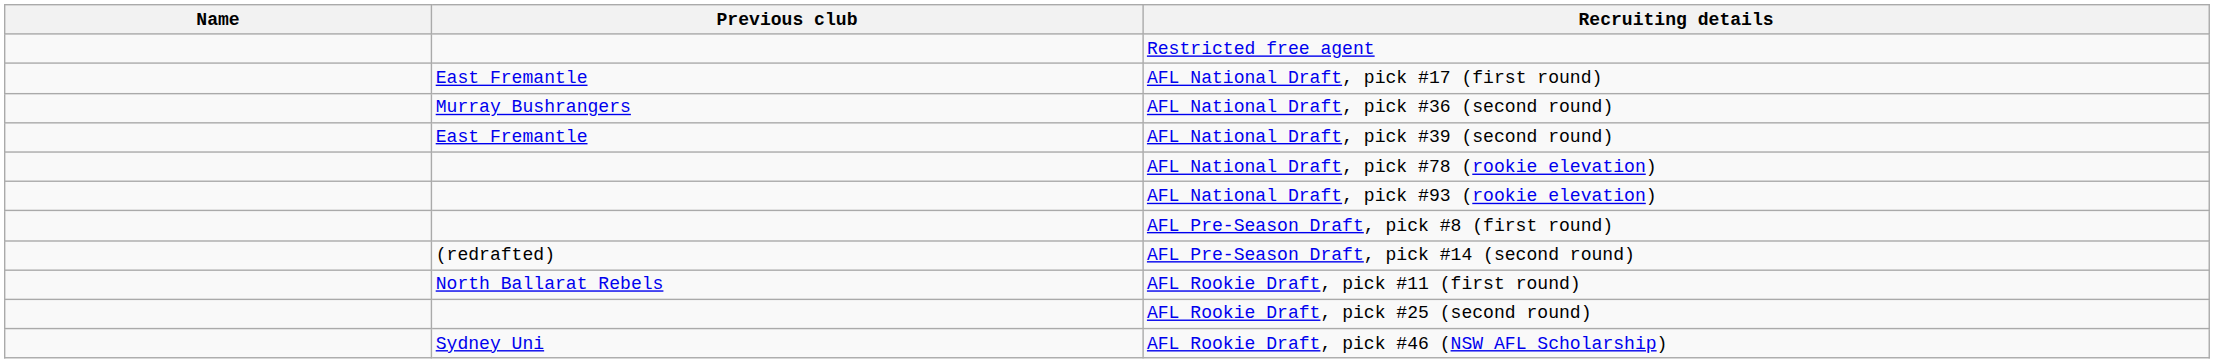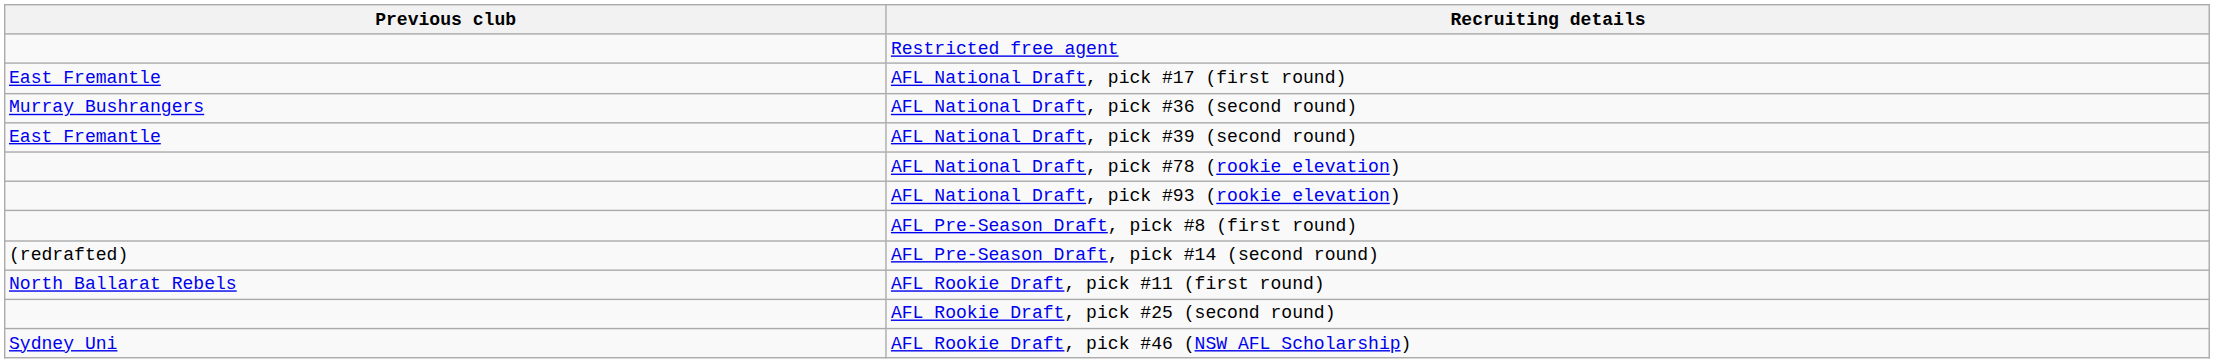- column: (218, 19)
